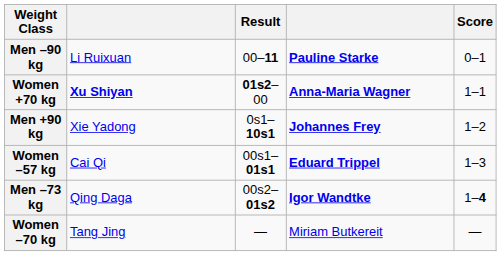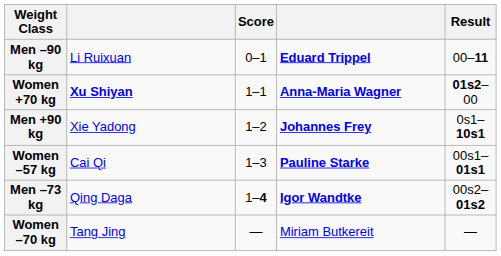columns swapped: (261, 22) <-> (475, 22)
(334, 57) Pauline Starke -> (325, 57) Eduard Trippel
(334, 162) Eduard Trippel -> (325, 162) Pauline Starke
